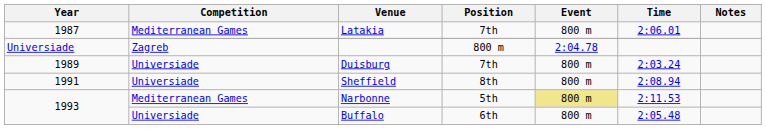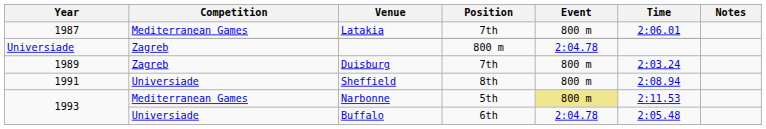(165, 64) Universiade -> (150, 64) Zagreb
(576, 115) 800 m -> (576, 115) 2:04.78
